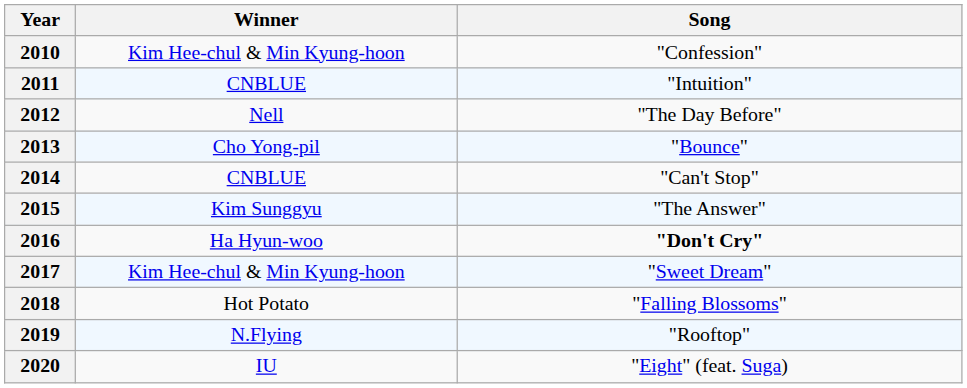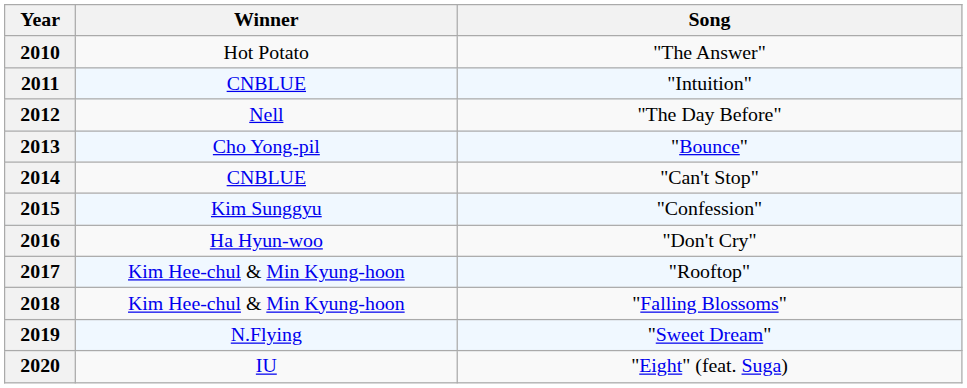(266, 51) Kim Hee-chul & Min Kyung-hoon -> (266, 51) Hot Potato
(709, 51) "Confession" -> (709, 51) "The Answer"
(709, 209) "The Answer" -> (709, 209) "Confession"
(709, 240) bold -> (709, 240) normal
(709, 271) "Sweet Dream" -> (709, 271) "Rooftop"
(266, 303) Hot Potato -> (266, 303) Kim Hee-chul & Min Kyung-hoon
(709, 334) "Rooftop" -> (709, 334) "Sweet Dream"
